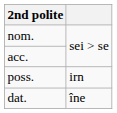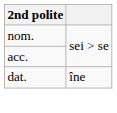- row: (21, 77)
